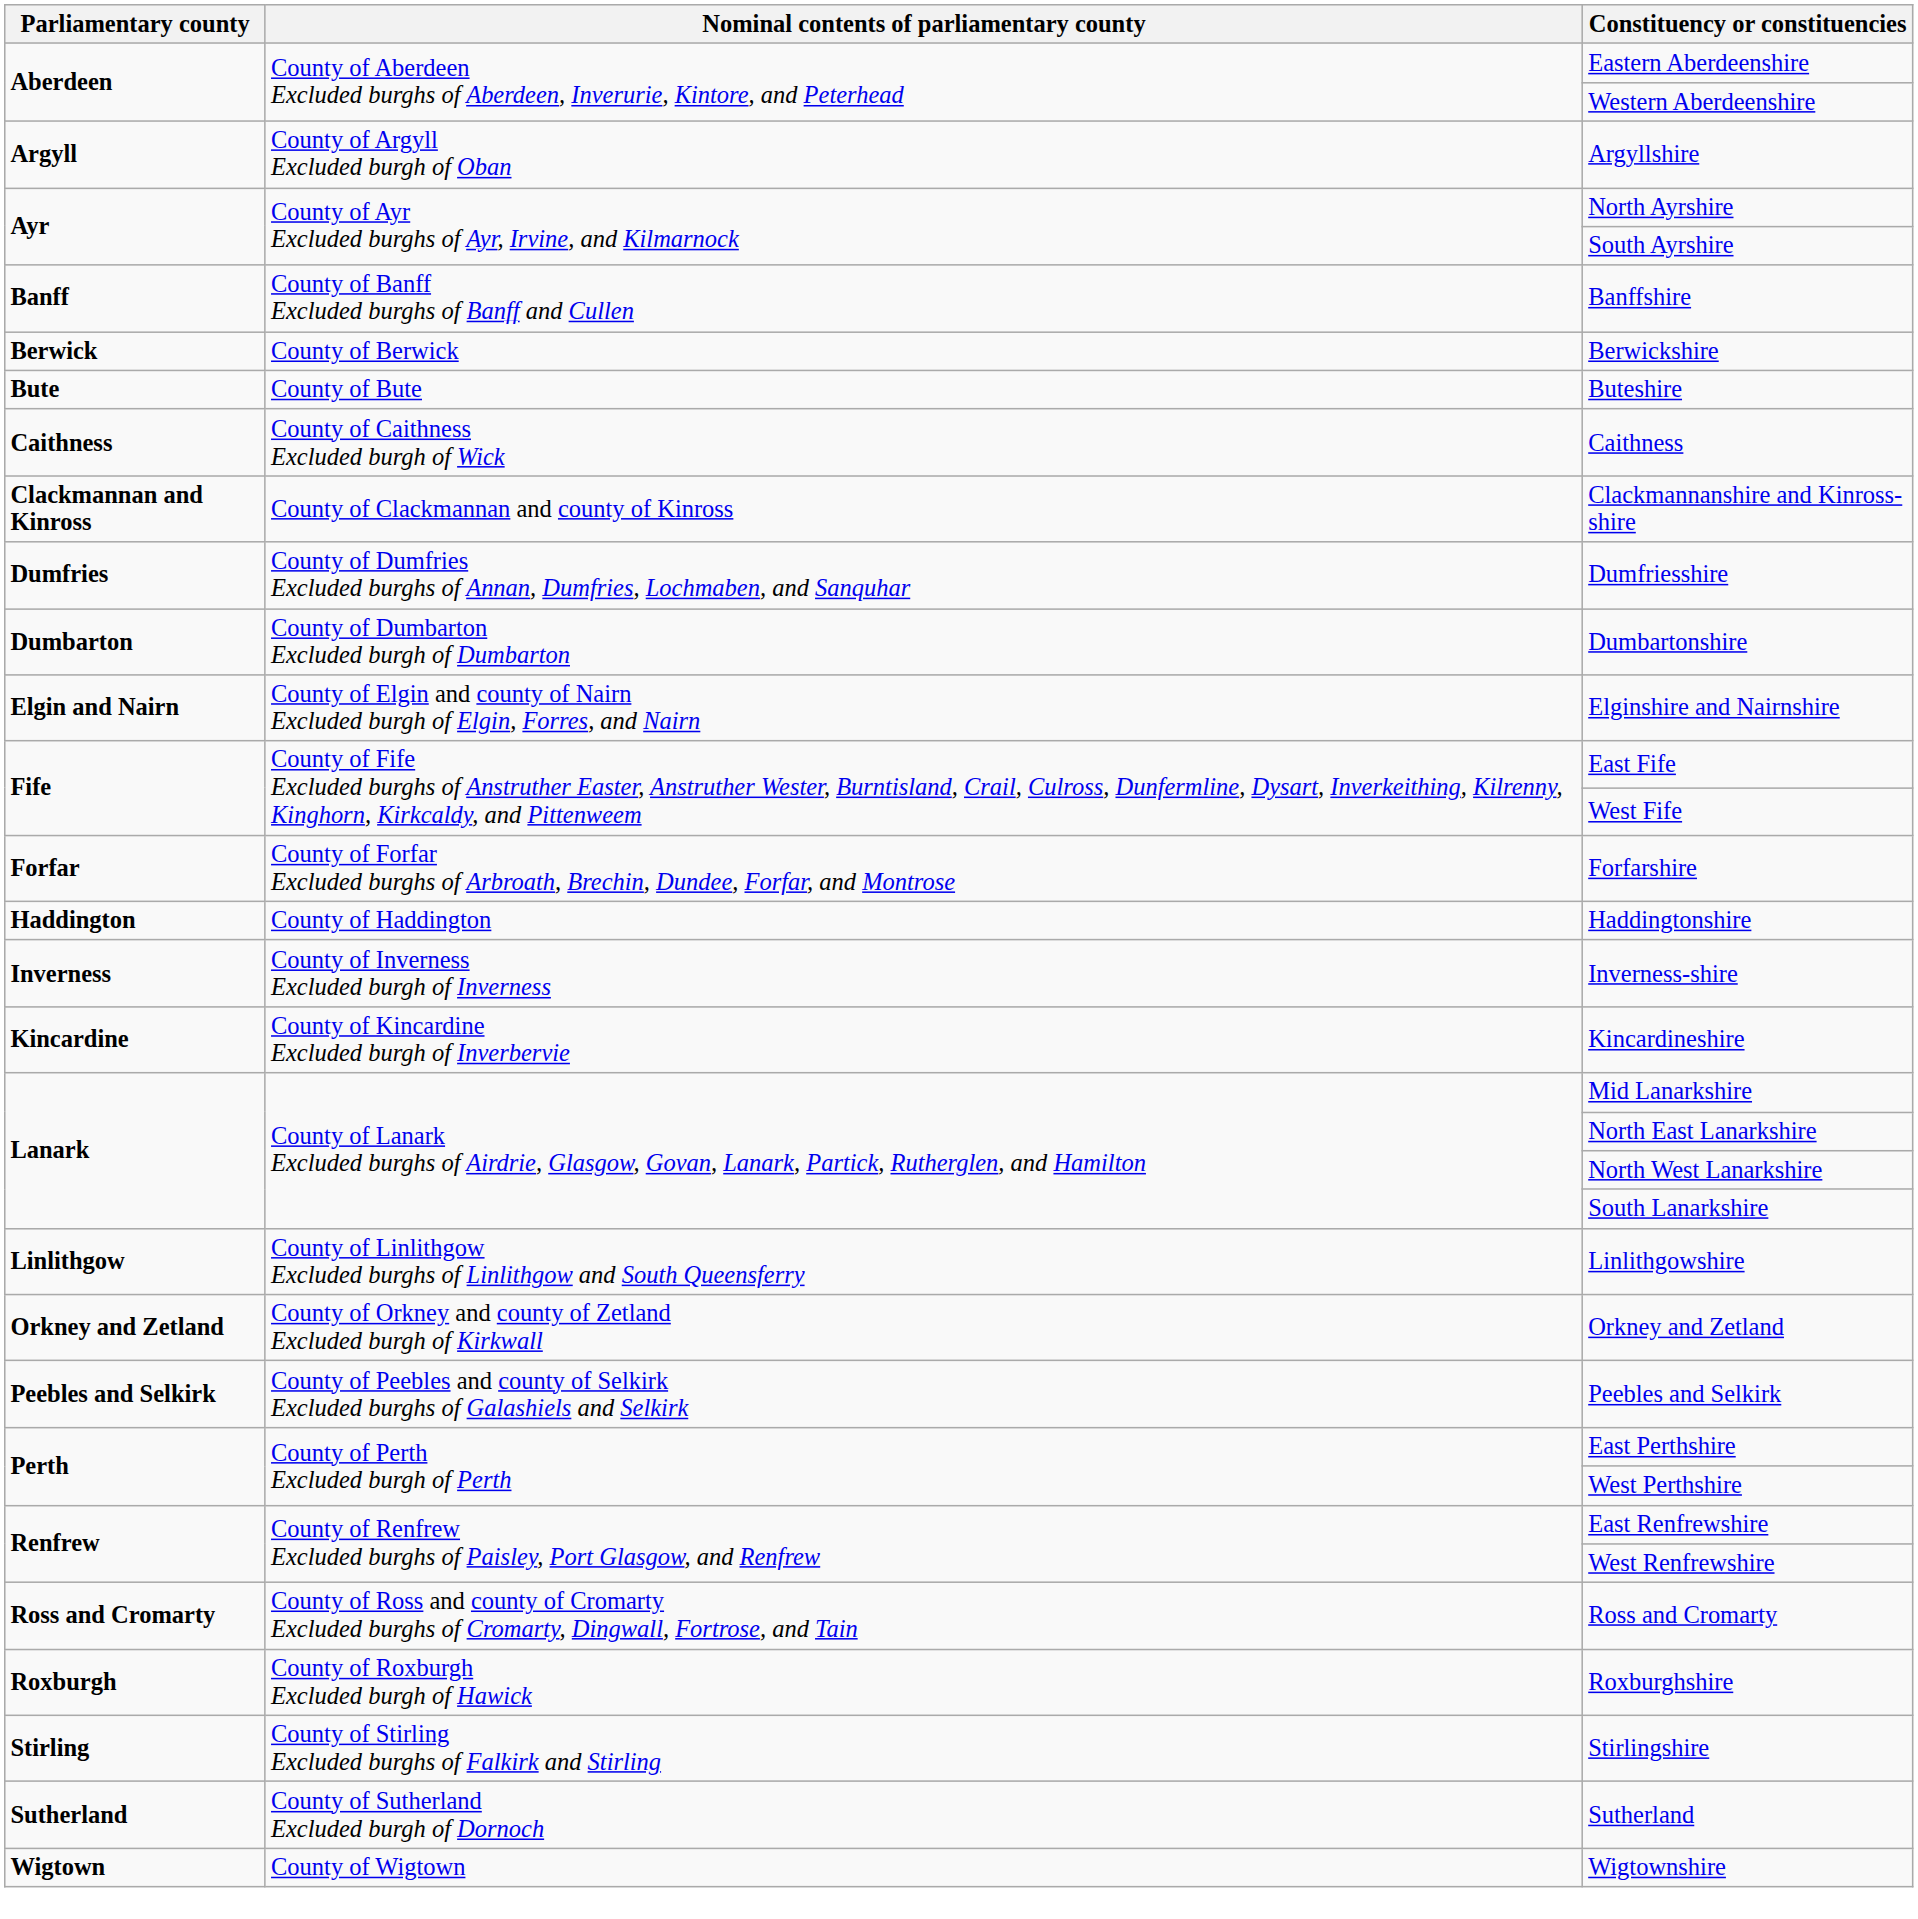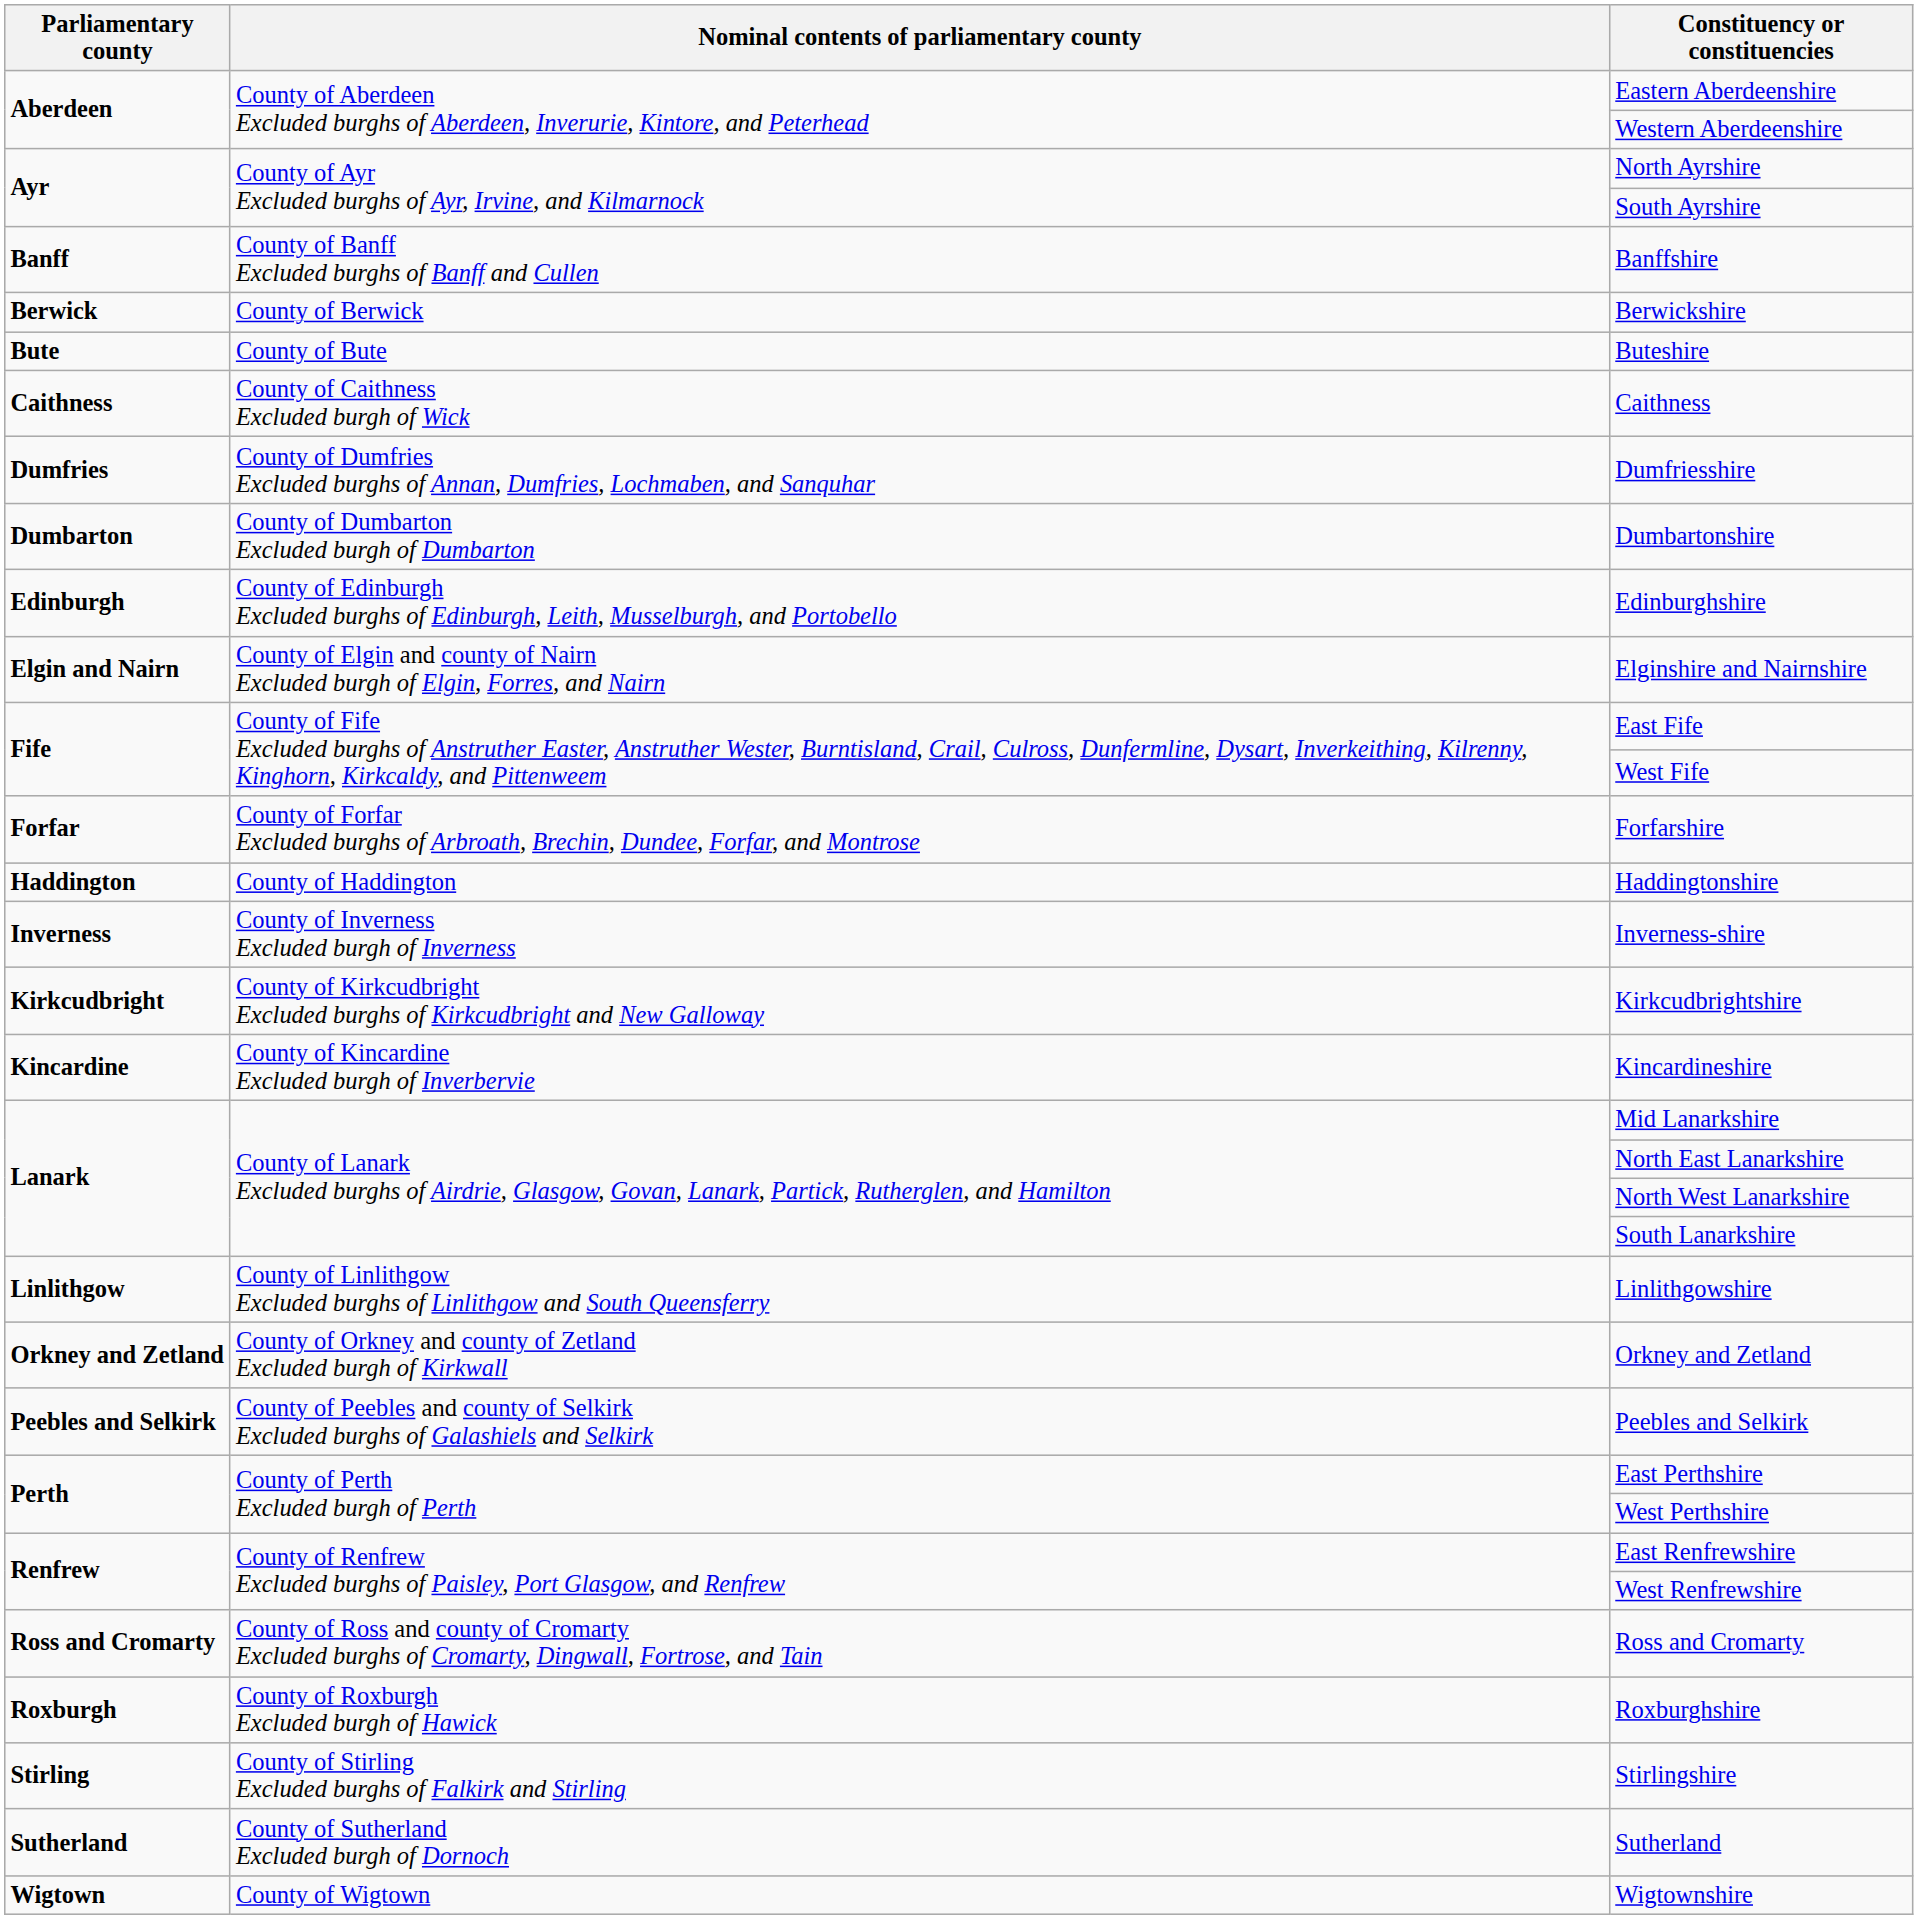- row: (1644, 154)
- row: (1745, 508)
+ row: (1691, 602)
+ row: (1708, 1000)
